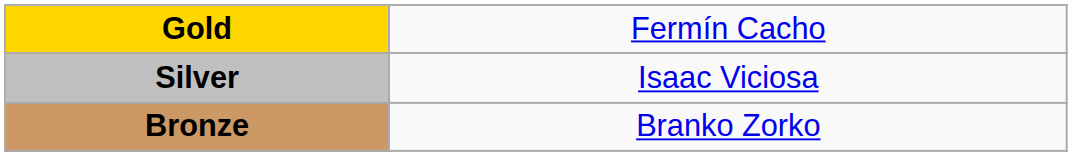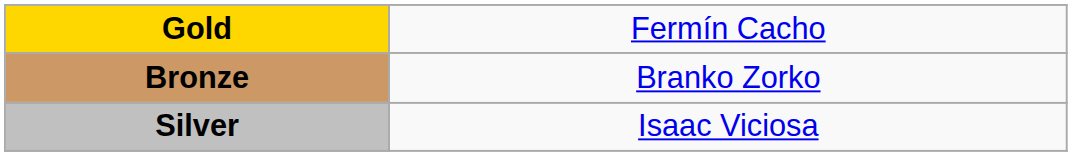rows swapped: (197, 77) <-> (197, 126)
